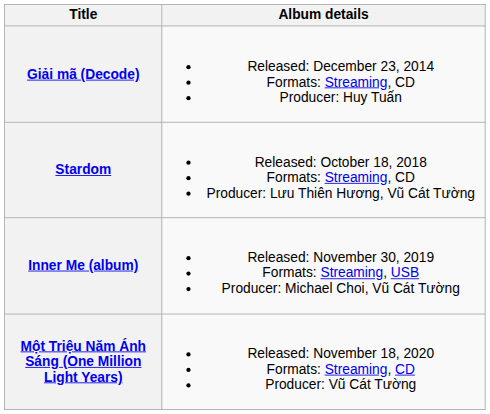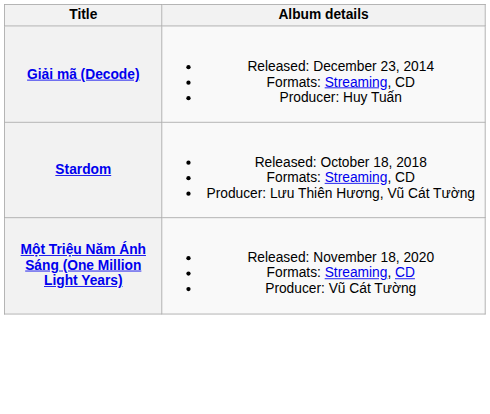- row: (83, 265)
